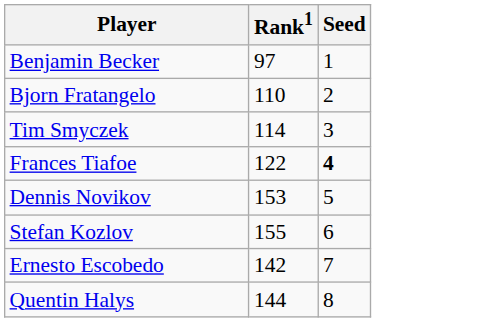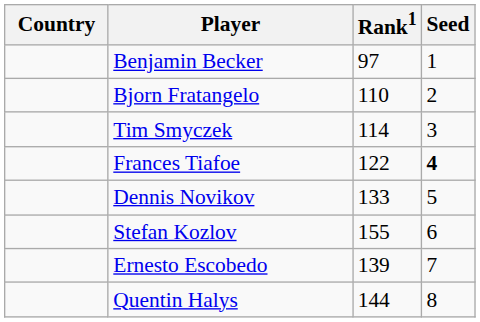+ column: (57, 24)
(270, 197) 153 -> (374, 197) 133
(270, 265) 142 -> (374, 265) 139
